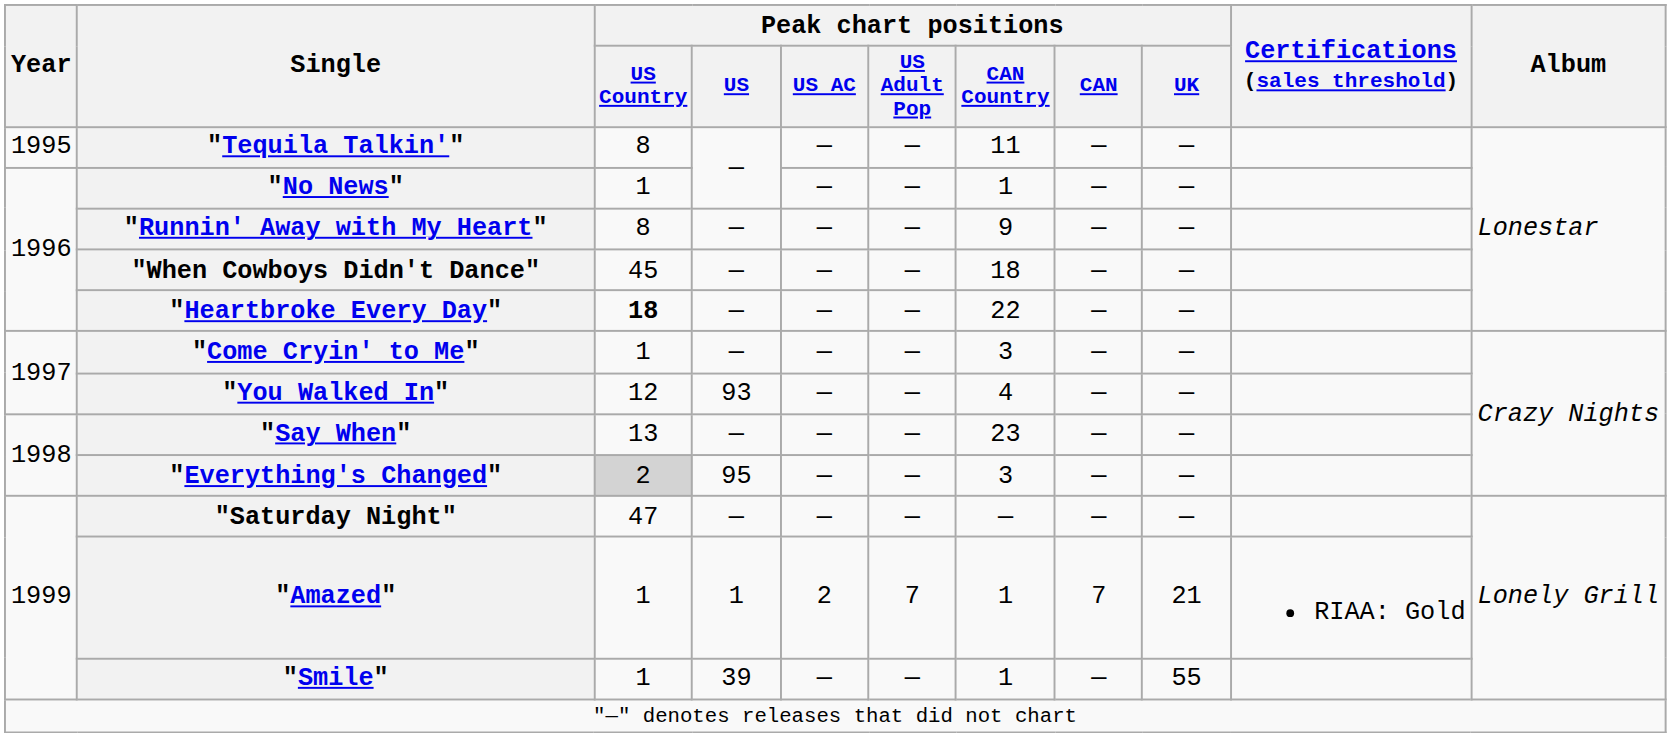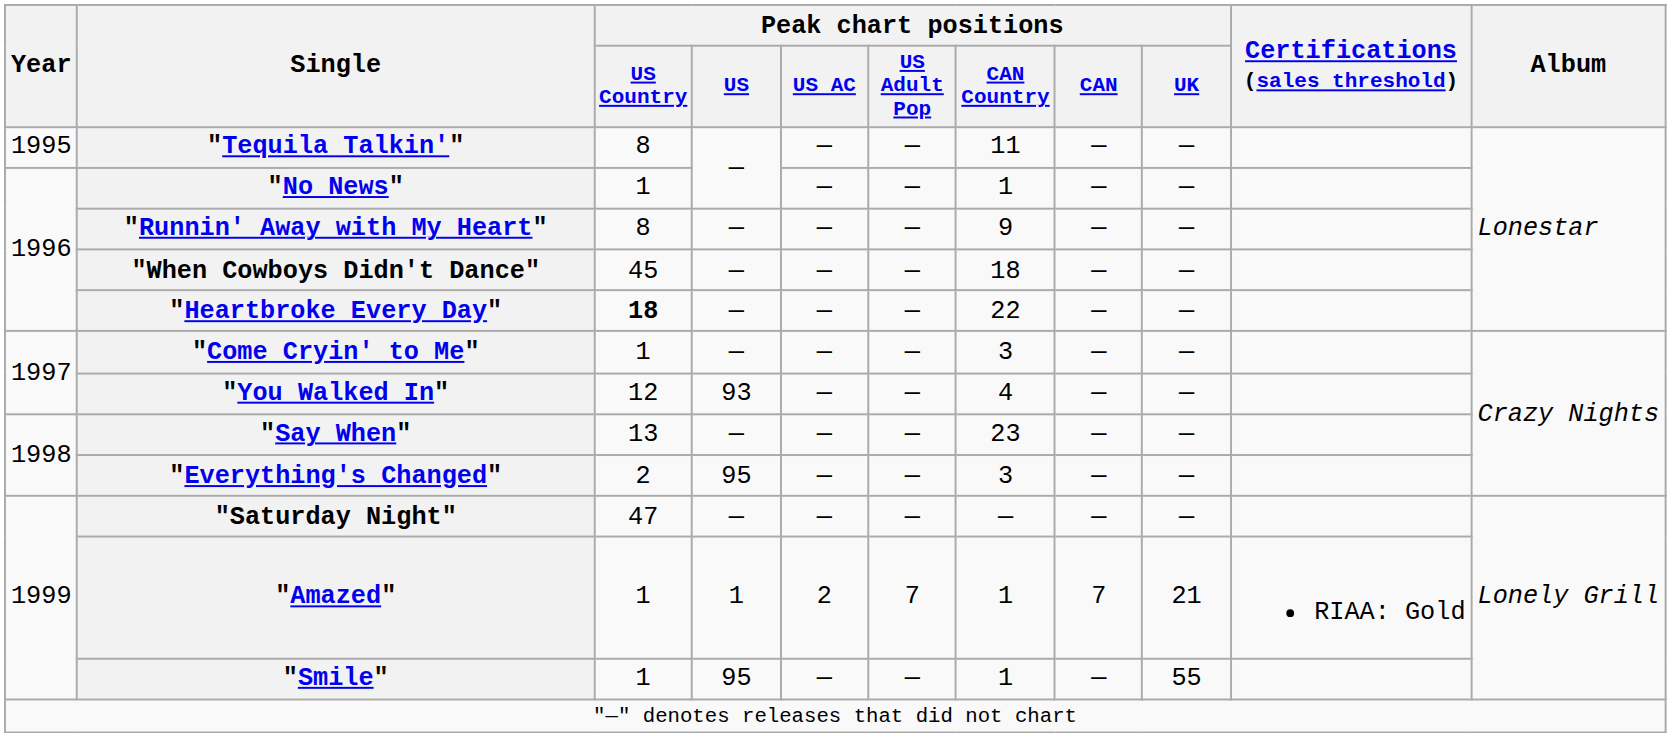(643, 476) lightgrey background -> (643, 476) no background
(736, 678) 39 -> (736, 678) 95
